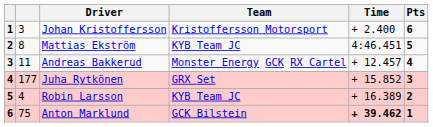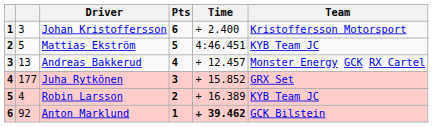columns swapped: (259, 13) <-> (416, 13)
(21, 47) 8 -> (21, 47) 5
(24, 63) 11 -> (24, 63) 13
(24, 114) 75 -> (24, 114) 92
